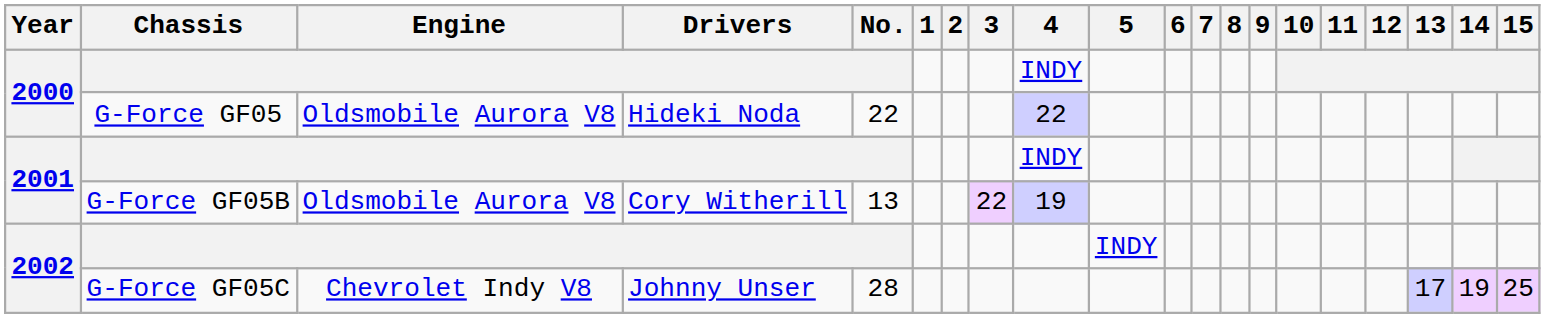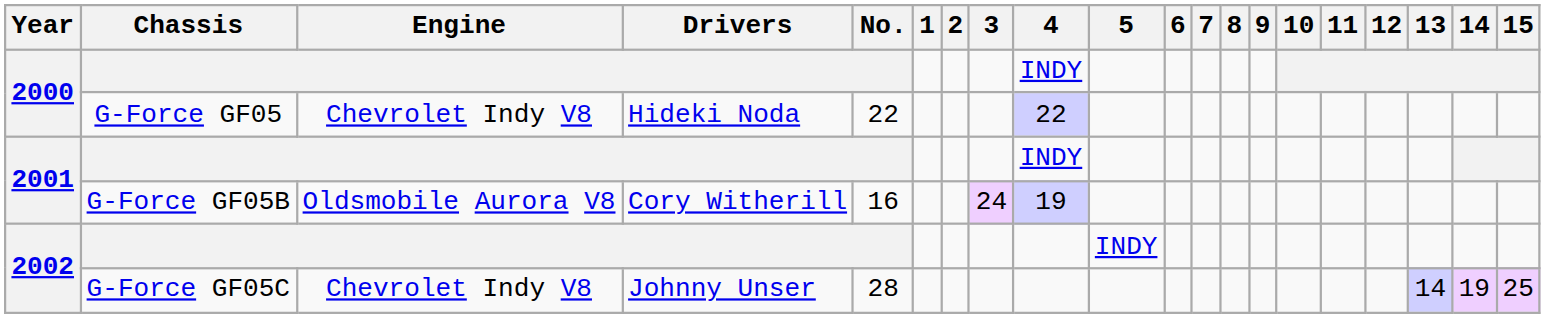(459, 114) Oldsmobile Aurora V8 -> (459, 114) Chevrolet Indy V8
(883, 202) 13 -> (883, 202) 16
(991, 202) 22 -> (991, 202) 24
(1430, 290) 17 -> (1430, 290) 14
